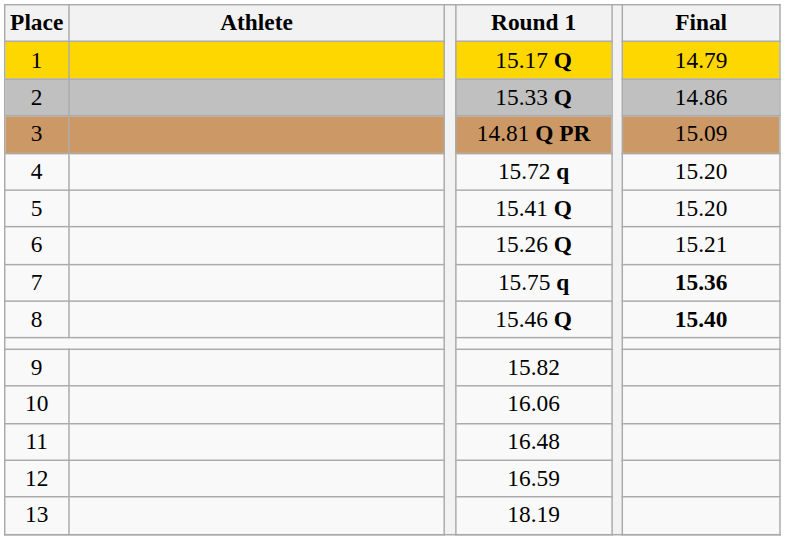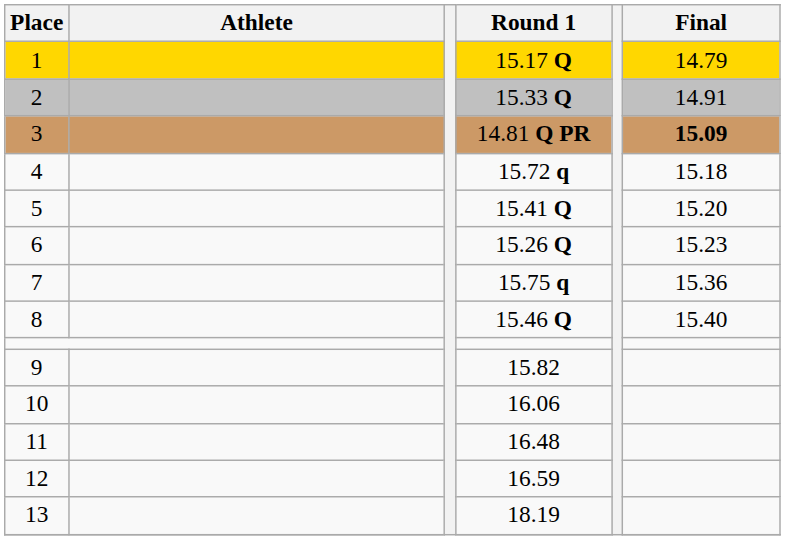(701, 97) 14.86 -> (701, 97) 14.91
(701, 134) normal -> (701, 134) bold
(701, 171) 15.20 -> (701, 171) 15.18
(701, 245) 15.21 -> (701, 245) 15.23
(701, 282) bold -> (701, 282) normal
(701, 319) bold -> (701, 319) normal
